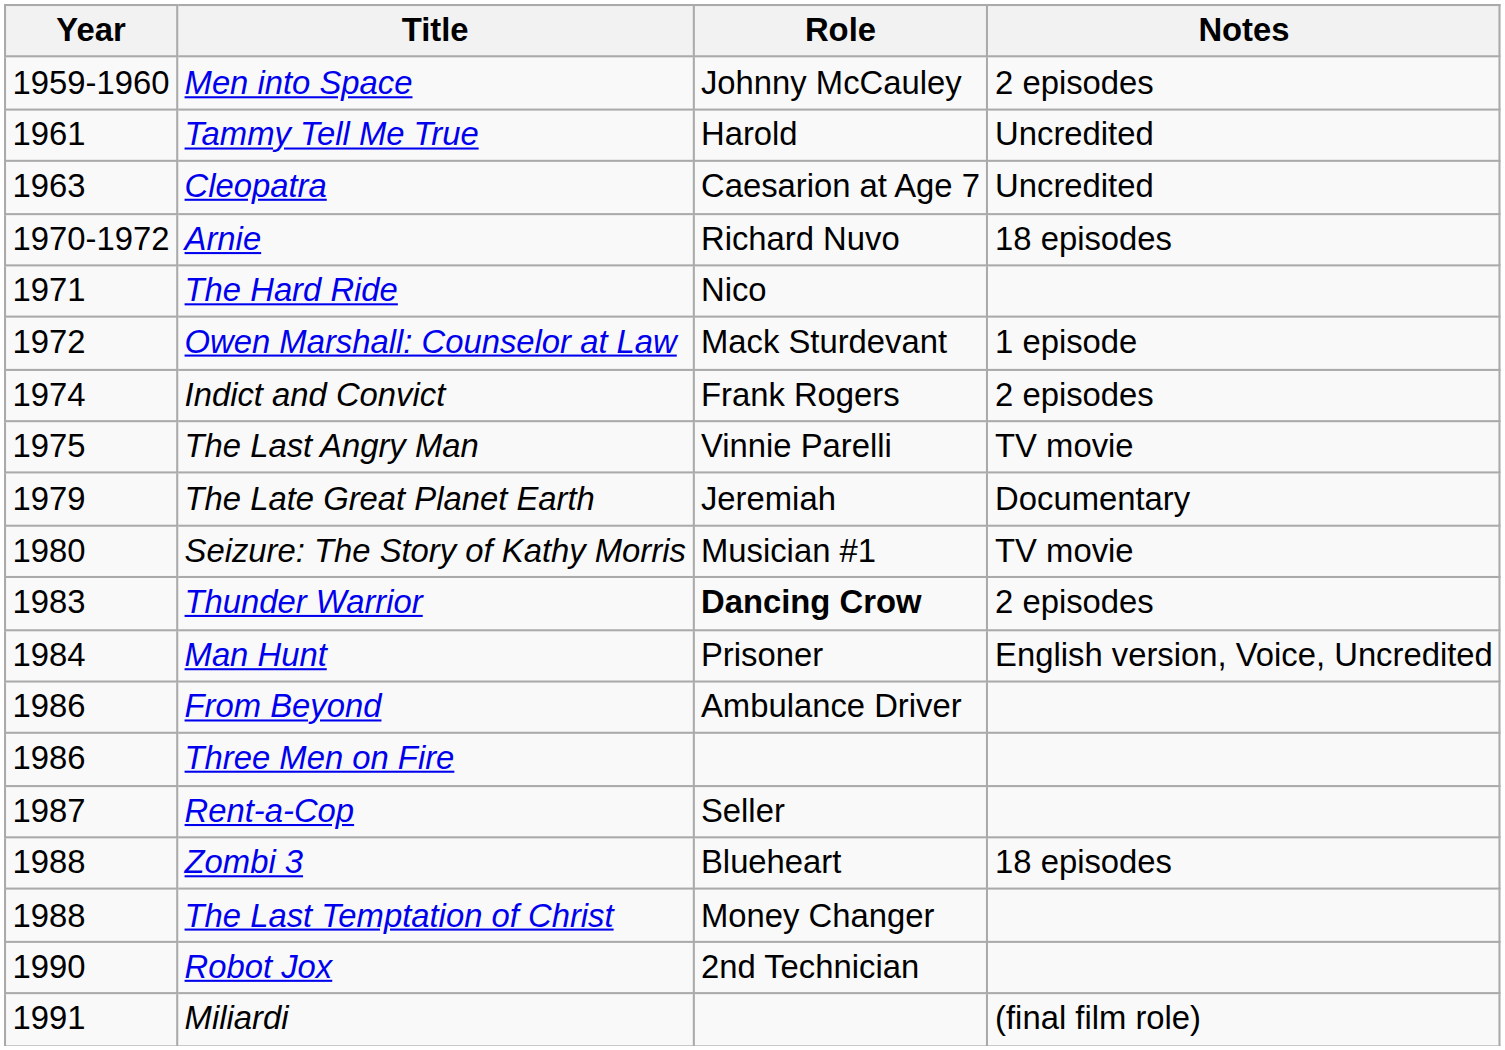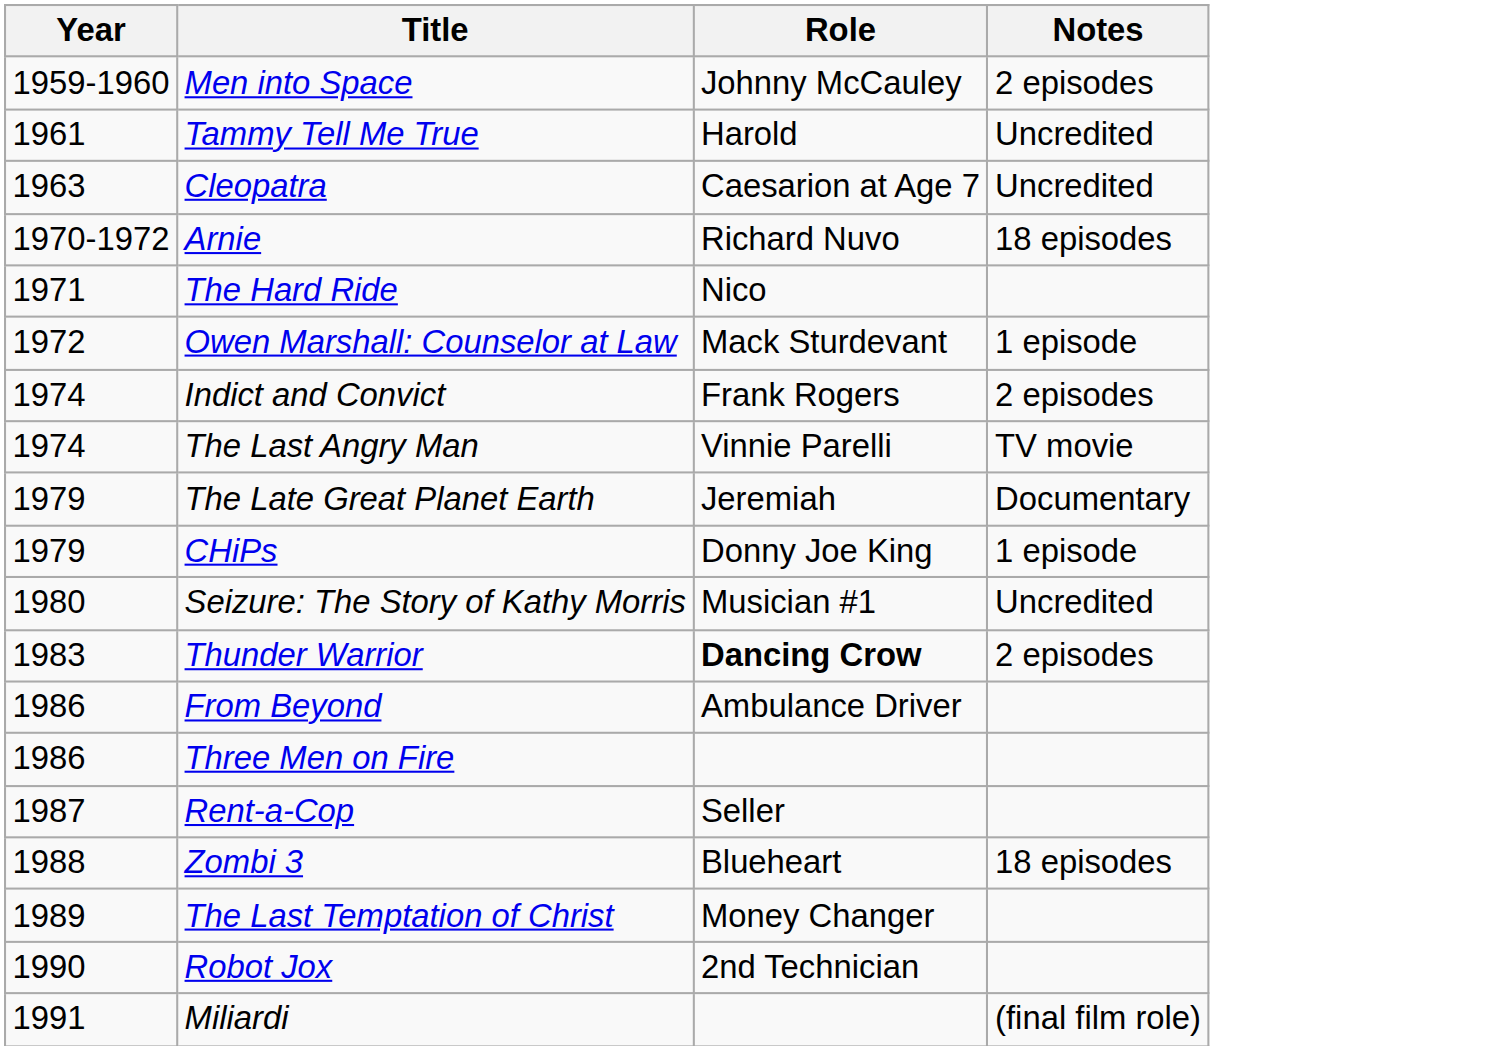(49, 446) 1975 -> (49, 446) 1974
+ row: (231, 550)
(1064, 550) TV movie -> (1074, 602) Uncredited
- row: (256, 654)
(49, 914) 1988 -> (49, 914) 1989
